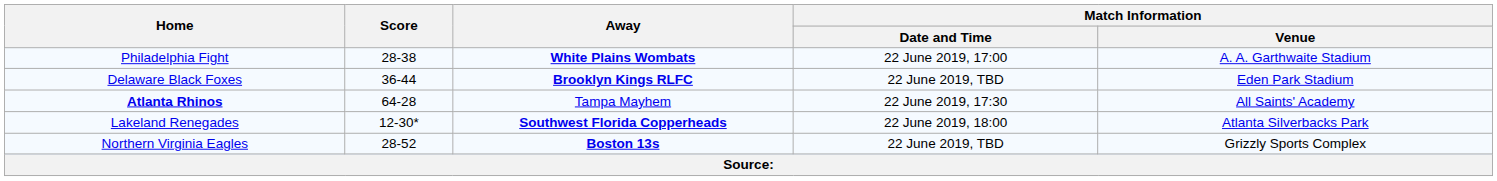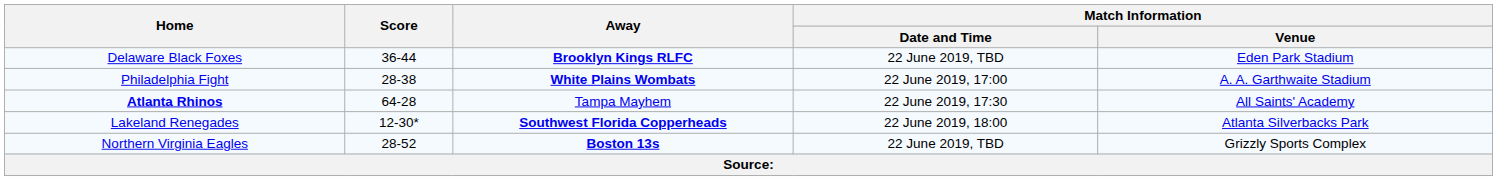rows swapped: (175, 80) <-> (175, 58)
